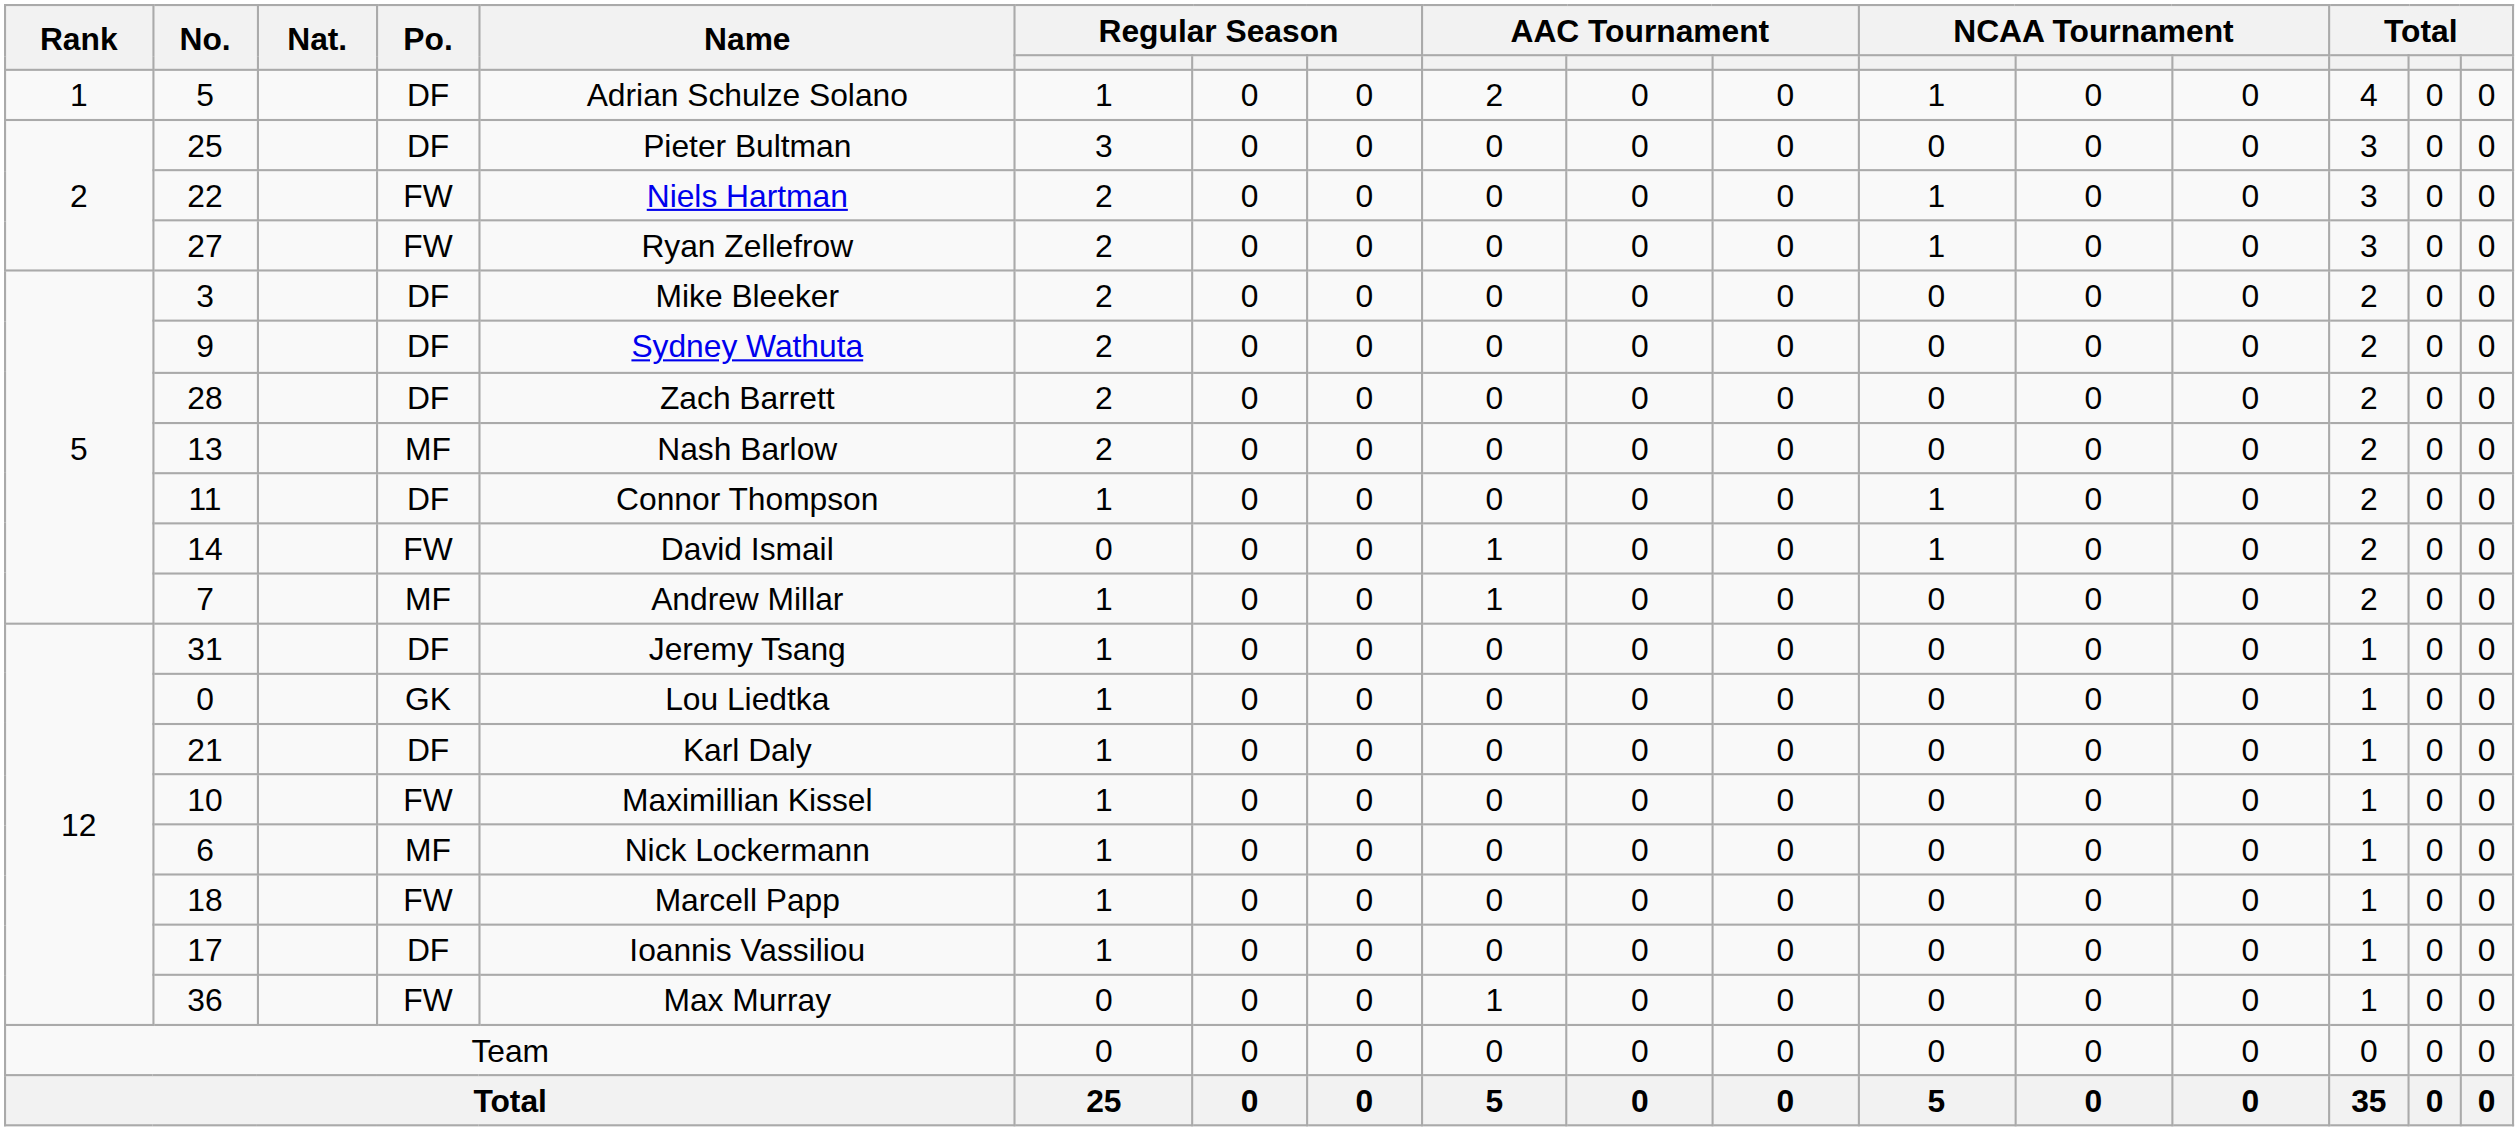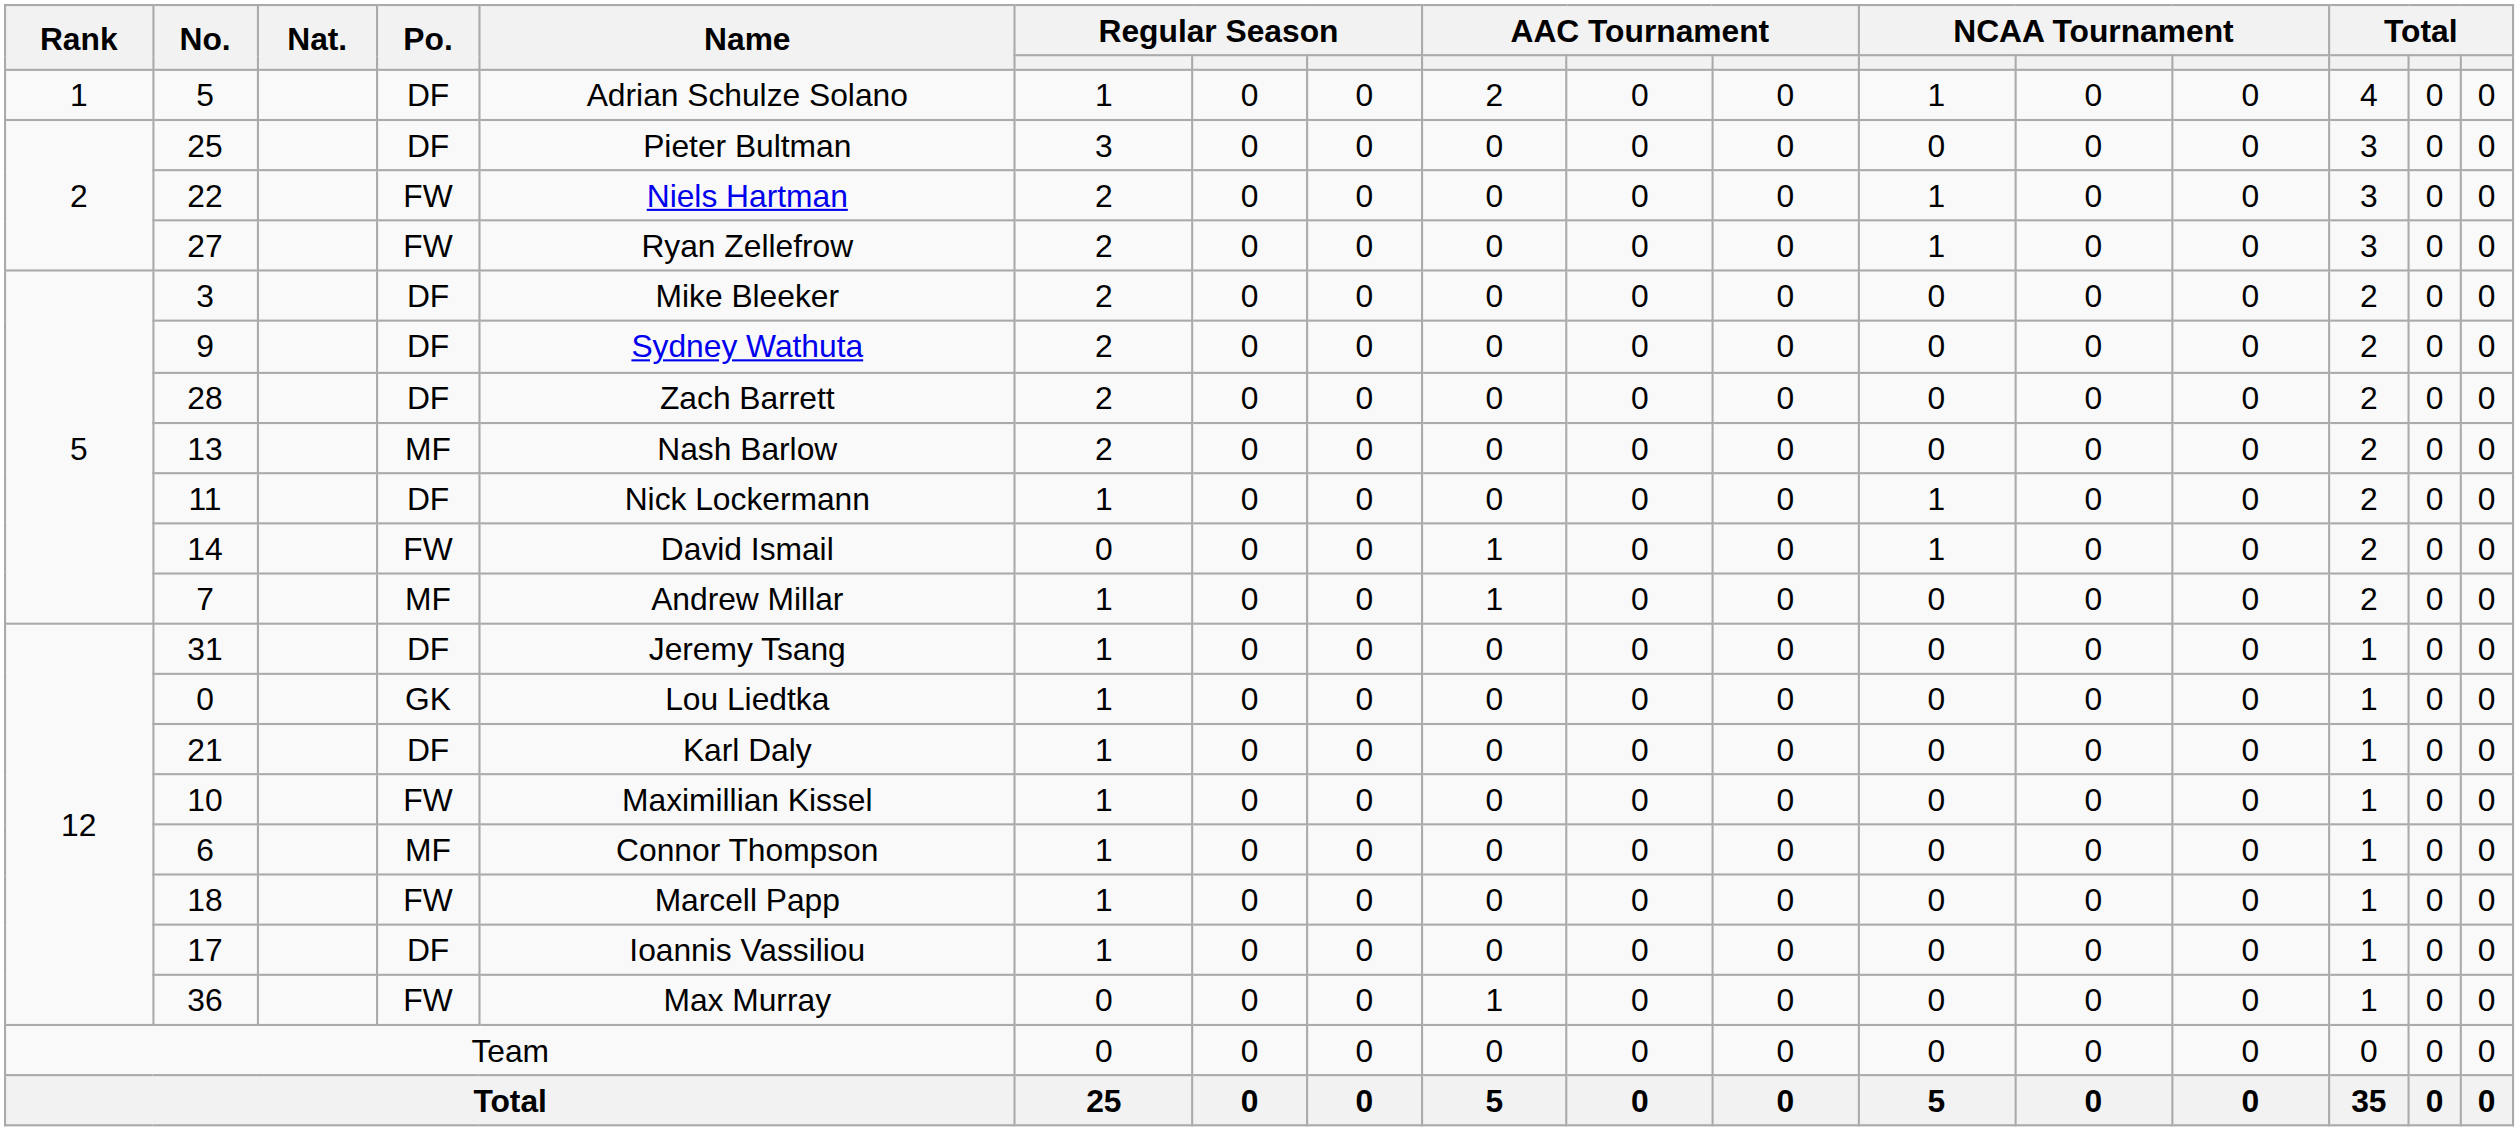(747, 498) Connor Thompson -> (747, 498) Nick Lockermann
(747, 850) Nick Lockermann -> (747, 850) Connor Thompson
